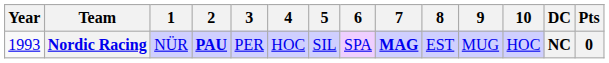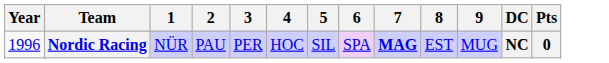- column: (523, 18)
(24, 44) 1993 -> (24, 44) 1996
(211, 44) bold -> (211, 44) normal
